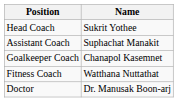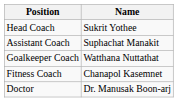(123, 58) Chanapol Kasemnet -> (121, 58) Watthana Nuttathat
(121, 74) Watthana Nuttathat -> (123, 74) Chanapol Kasemnet
